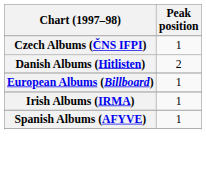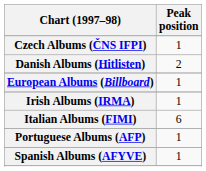+ row: (80, 119)
+ row: (80, 138)
